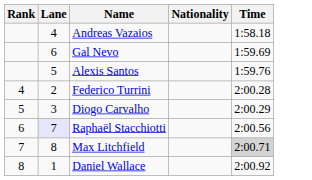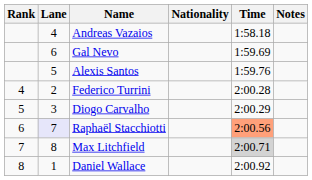+ column: (290, 14)
(252, 128) no background -> (252, 128) lightsalmon background
